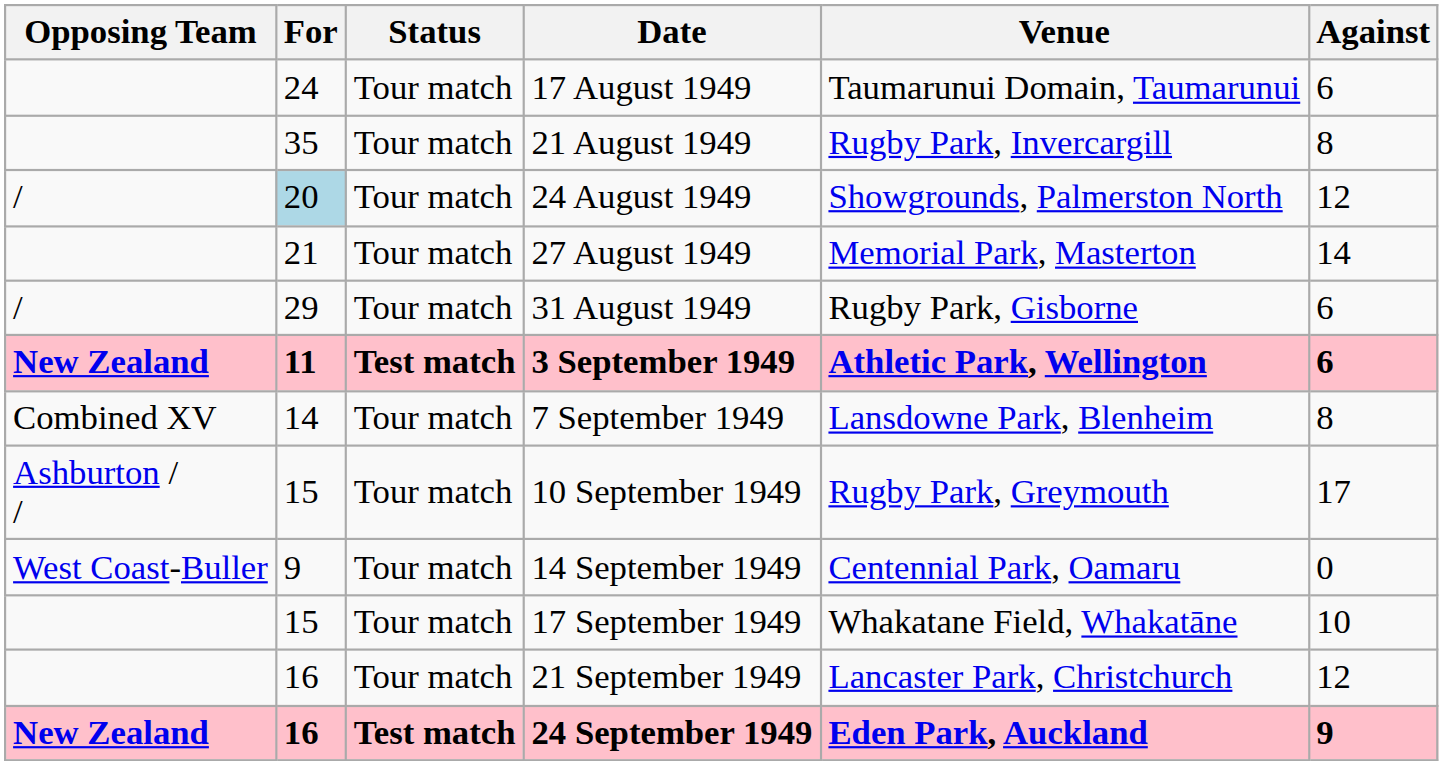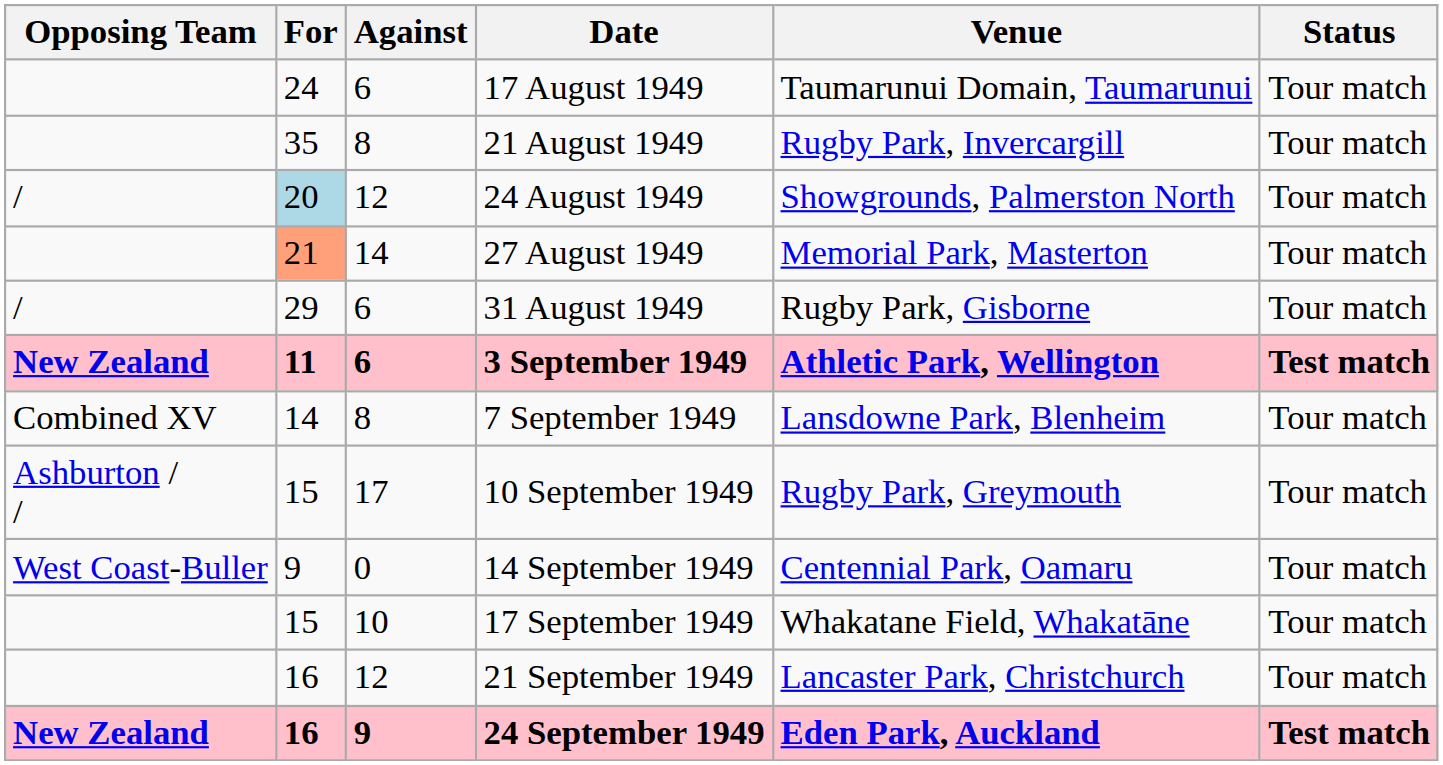columns swapped: (1373, 32) <-> (435, 32)
(301, 252) no background -> (301, 252) lightsalmon background
